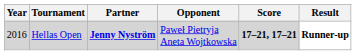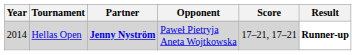(17, 35) 2016 -> (17, 35) 2014
(269, 35) bold -> (269, 35) normal
